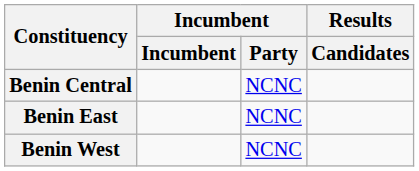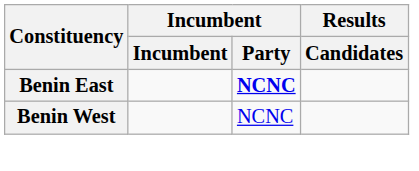- row: (71, 85)
(274, 117) normal -> (266, 85) bold
